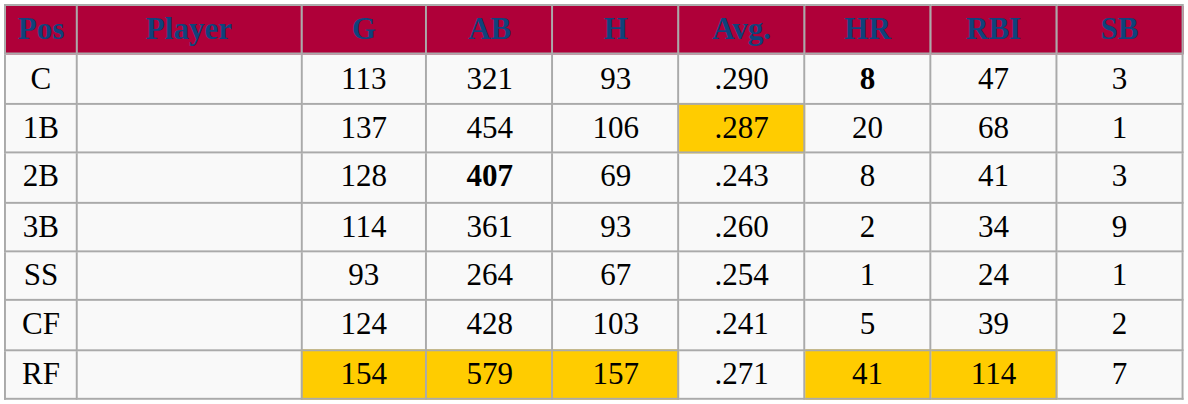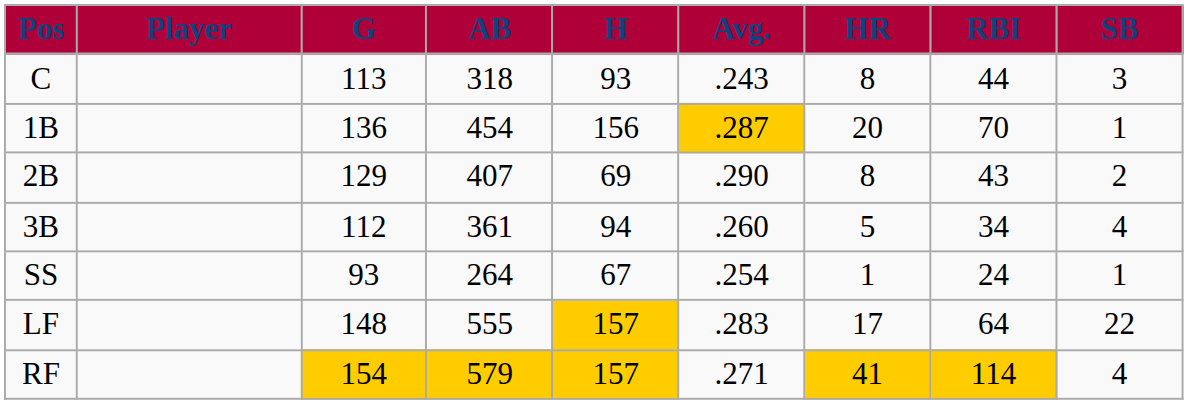(490, 78) 321 -> (490, 78) 318
(742, 78) .290 -> (742, 78) .243
(868, 78) bold -> (868, 78) normal
(994, 78) 47 -> (994, 78) 44
(364, 127) 137 -> (364, 127) 136
(616, 127) 106 -> (616, 127) 156
(994, 127) 68 -> (994, 127) 70
(364, 176) 128 -> (364, 176) 129
(490, 176) bold -> (490, 176) normal
(742, 176) .243 -> (742, 176) .290
(994, 176) 41 -> (994, 176) 43
(1120, 176) 3 -> (1120, 176) 2
(364, 226) 114 -> (364, 226) 112
(616, 226) 93 -> (616, 226) 94
(868, 226) 2 -> (868, 226) 5
(1120, 226) 9 -> (1120, 226) 4
+ row: (41, 324)
- row: (41, 324)
(1120, 373) 7 -> (1120, 373) 4
